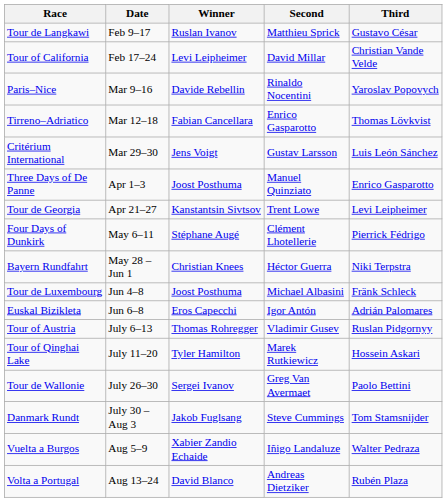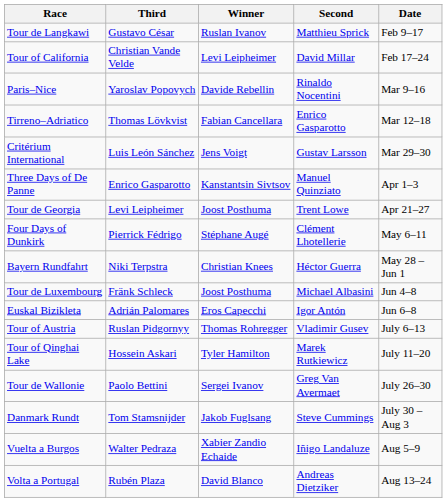columns swapped: (137, 14) <-> (395, 14)
(207, 184) Joost Posthuma -> (246, 184) Kanstantsin Sivtsov
(216, 210) Kanstantsin Sivtsov -> (236, 210) Joost Posthuma
